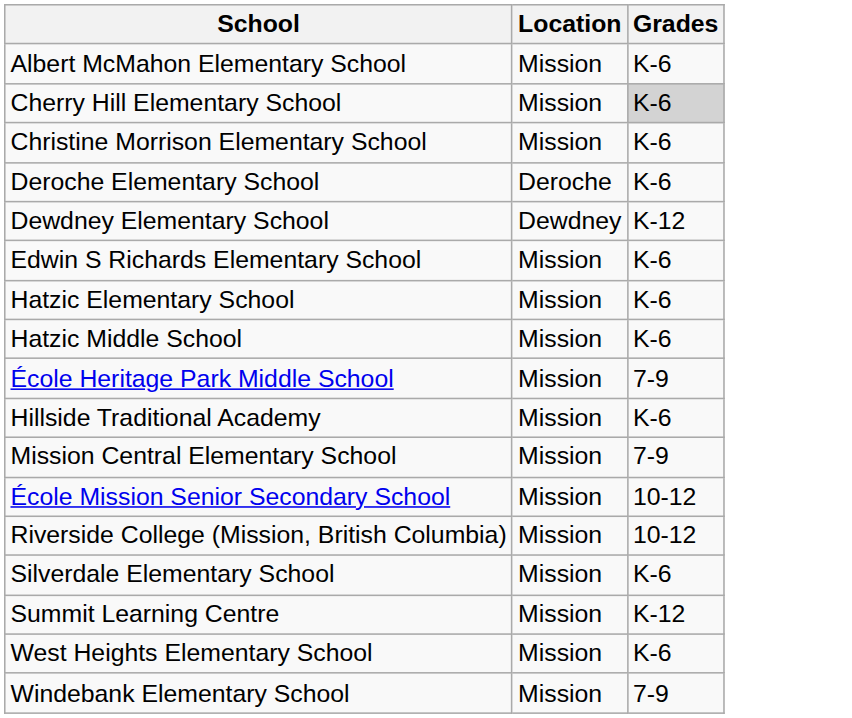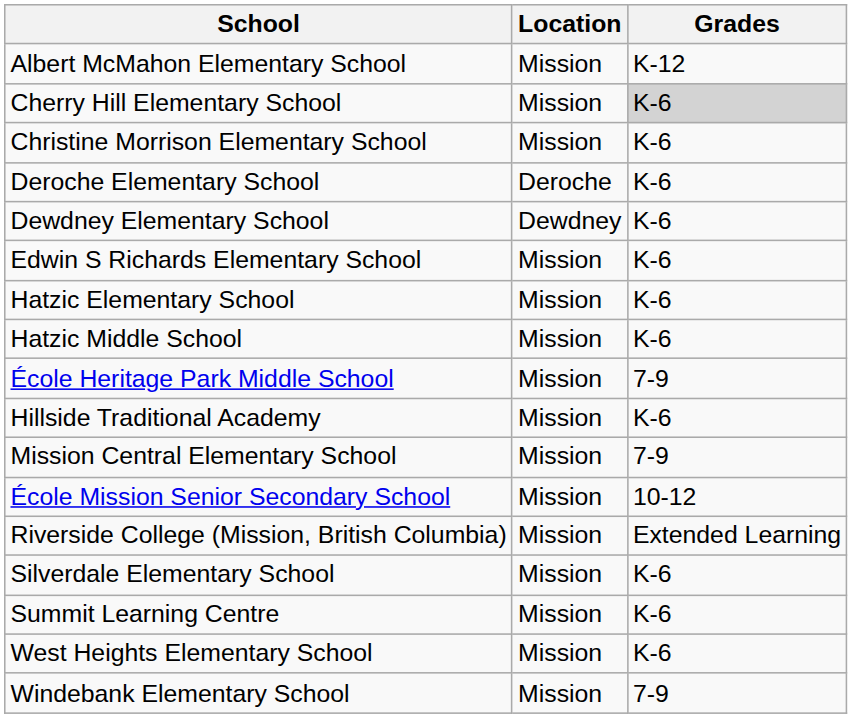(652, 63) K-6 -> (659, 63) K-12
(659, 220) K-12 -> (652, 220) K-6
(665, 535) 10-12 -> (737, 535) Extended Learning
(659, 614) K-12 -> (652, 614) K-6
